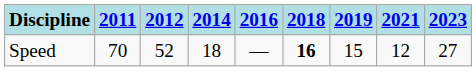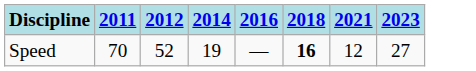- column: (353, 19)
(212, 50) 18 -> (212, 50) 19
